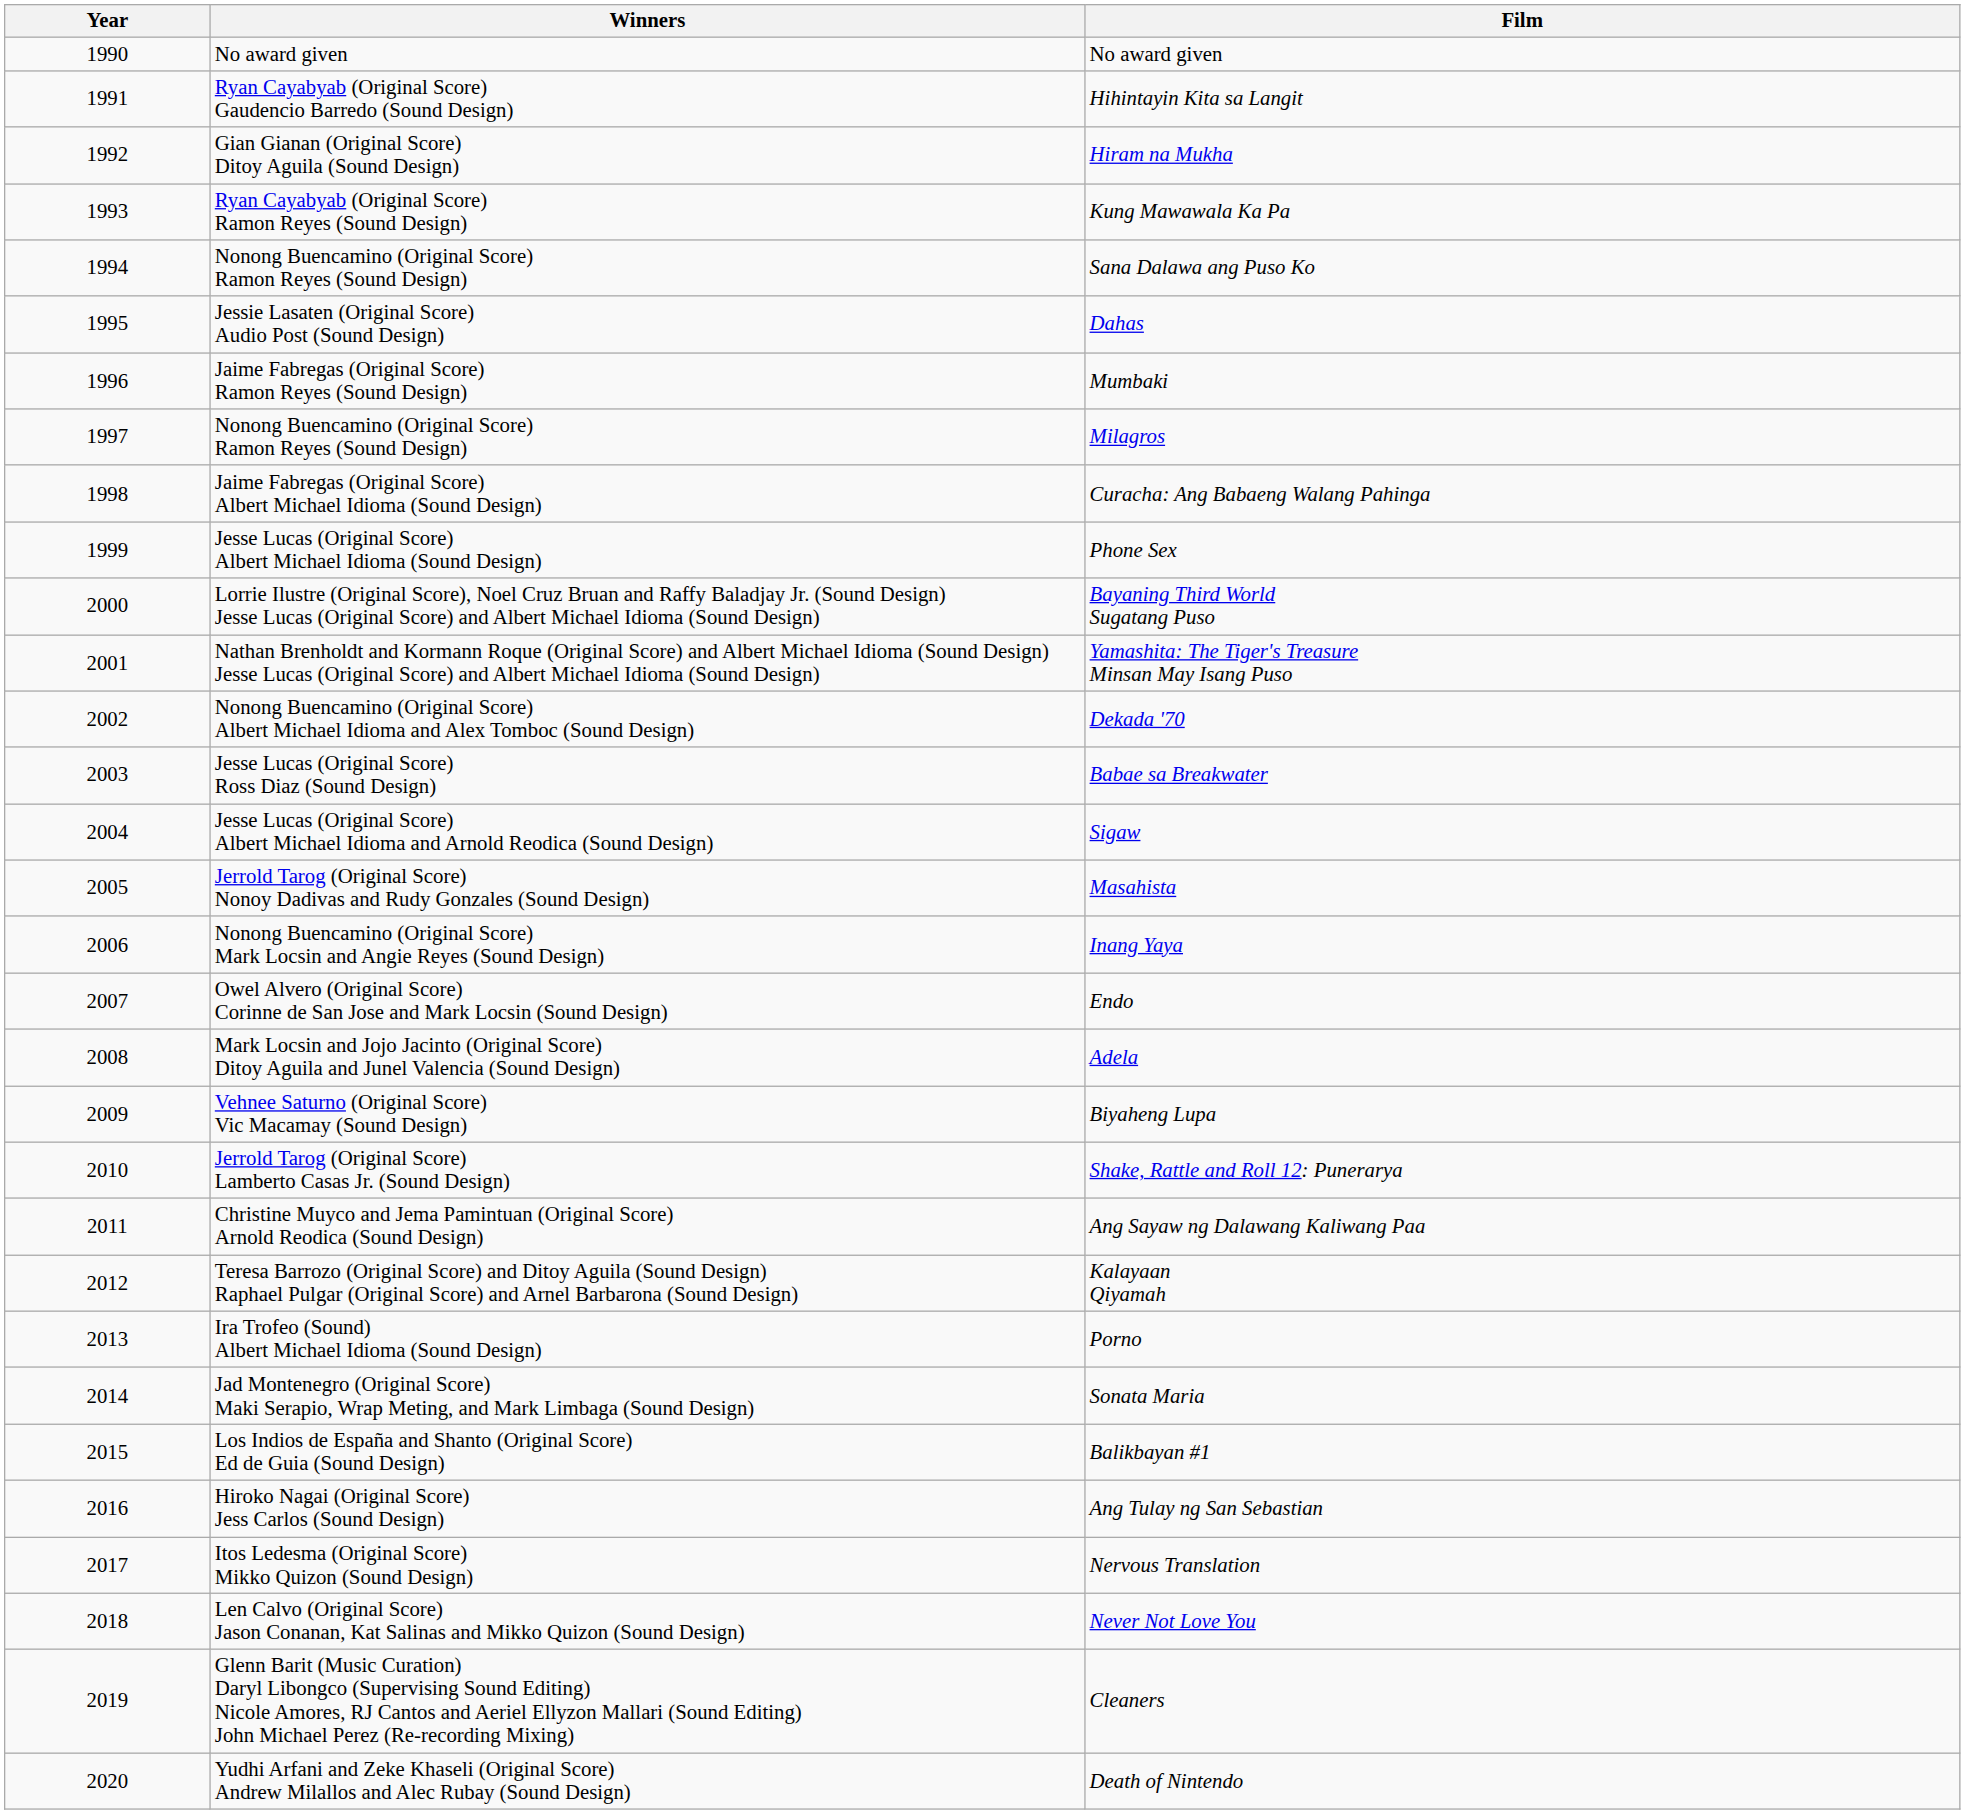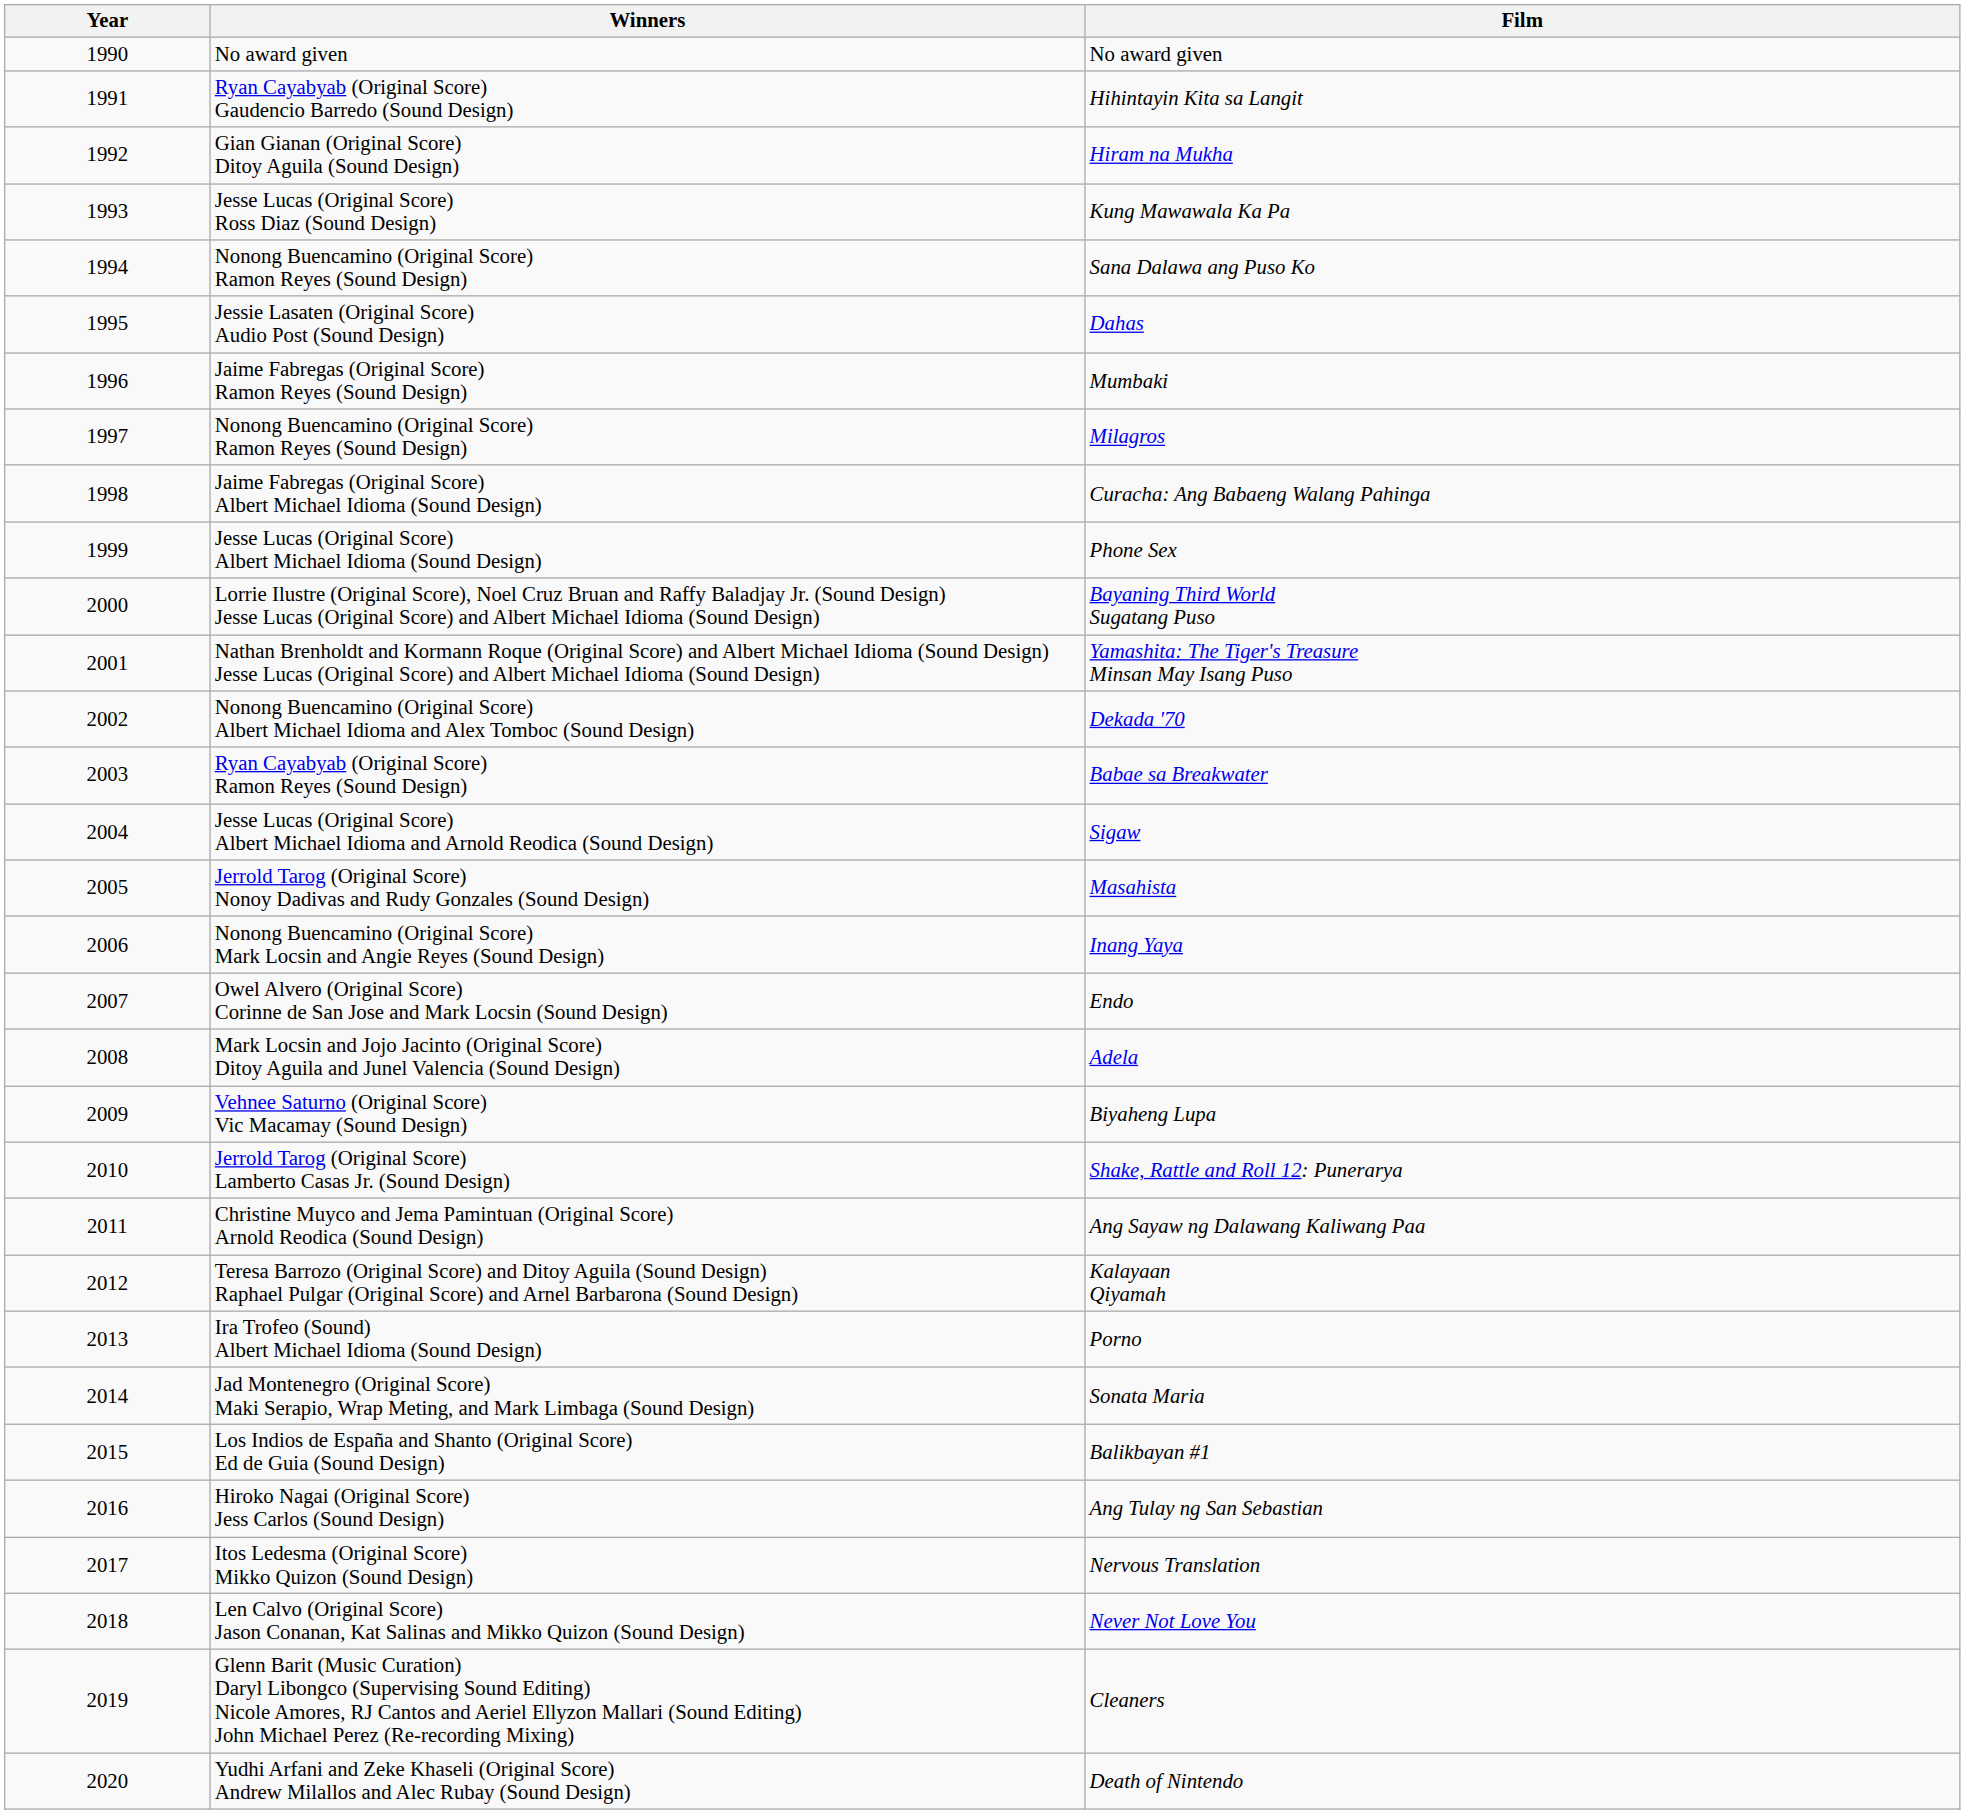(351, 211) Ryan Cayabyab (Original Score) Ramon Reyes (Sound Design) -> (334, 211) Jesse Lucas (Original Score) Ross Diaz (Sound Design)
(334, 775) Jesse Lucas (Original Score) Ross Diaz (Sound Design) -> (351, 775) Ryan Cayabyab (Original Score) Ramon Reyes (Sound Design)
